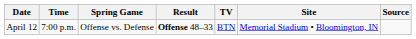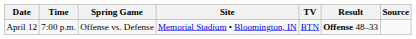columns swapped: (309, 12) <-> (185, 12)
